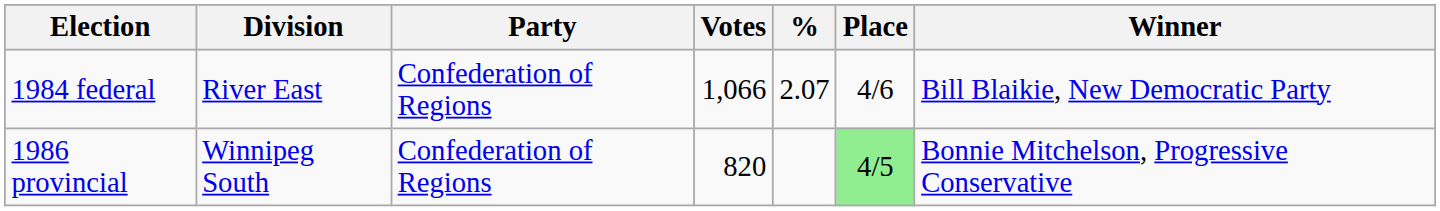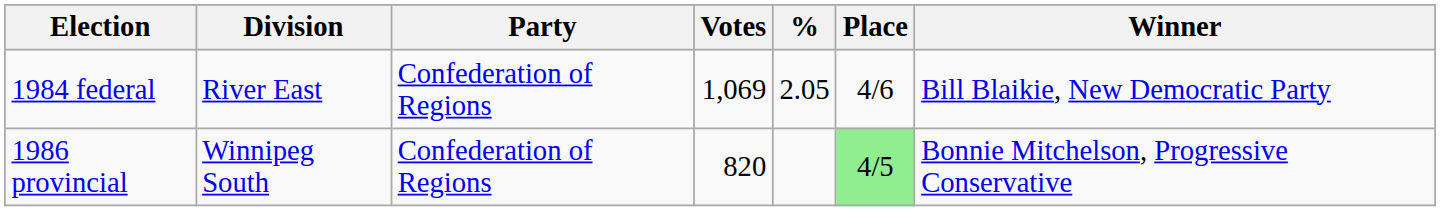(734, 88) 1,066 -> (734, 88) 1,069
(805, 88) 2.07 -> (805, 88) 2.05
